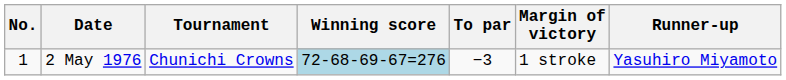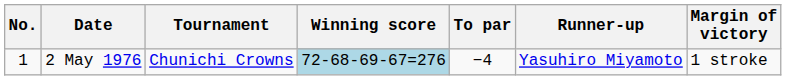columns swapped: (562, 27) <-> (695, 27)
(482, 62) −3 -> (482, 62) −4
